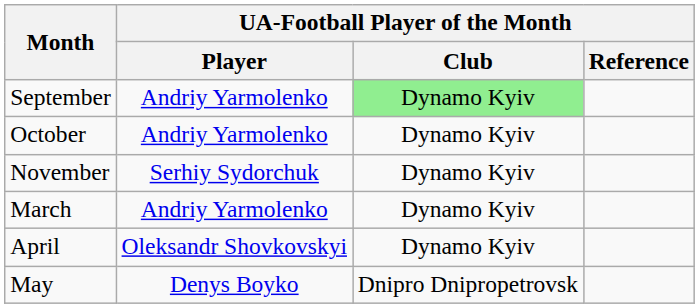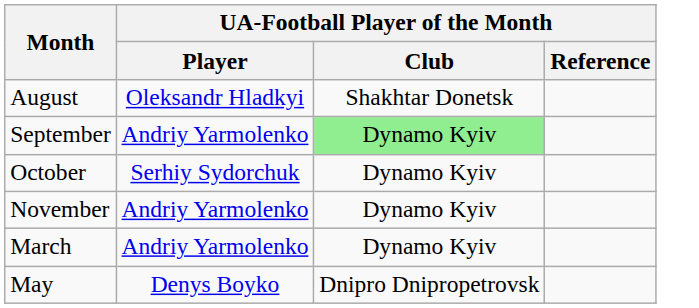+ row: (44, 97)
(234, 135) Andriy Yarmolenko -> (215, 172) Serhiy Sydorchuk
(234, 172) Serhiy Sydorchuk -> (215, 209) Andriy Yarmolenko
- row: (35, 246)
